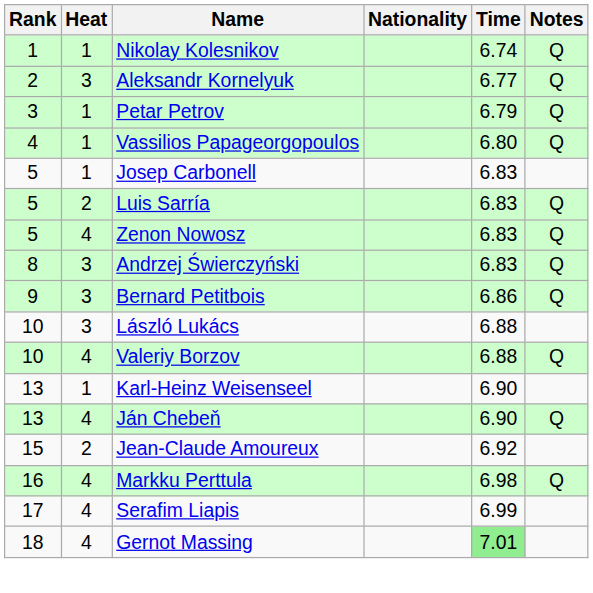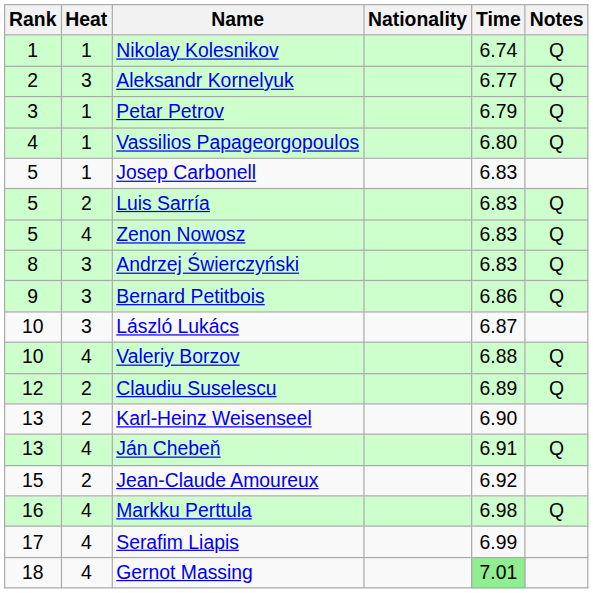(498, 326) 6.88 -> (498, 326) 6.87
+ row: (196, 388)
(86, 388) 1 -> (86, 419) 2
(498, 419) 6.90 -> (498, 449) 6.91
